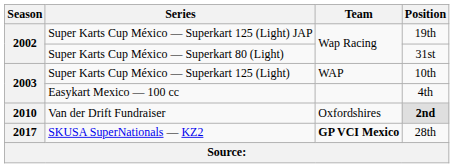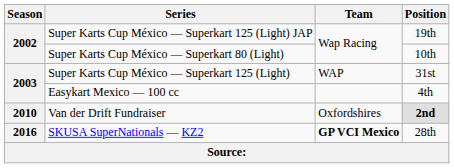(425, 53) 31st -> (425, 53) 10th
(425, 73) 10th -> (425, 73) 31st
(25, 132) 2017 -> (25, 132) 2016
